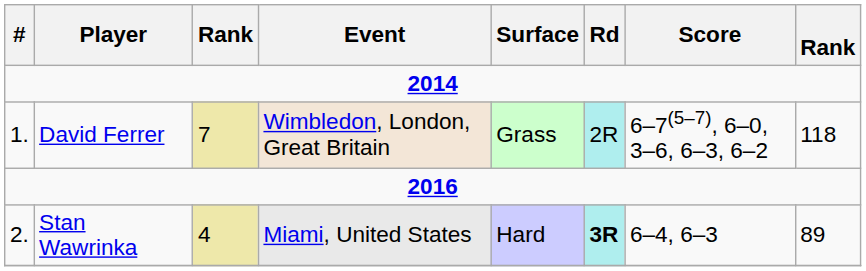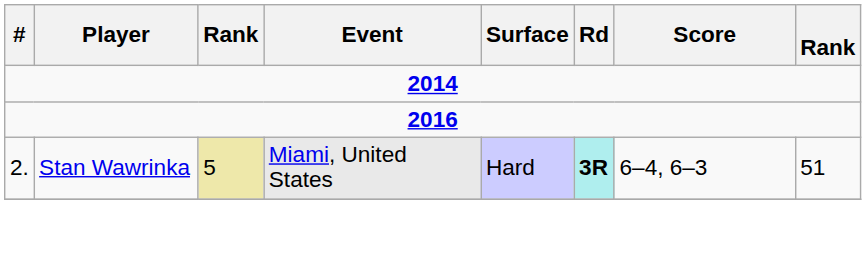- row: (102, 135)
(204, 235) 4 -> (210, 167) 5
(813, 235) 89 -> (813, 167) 51
